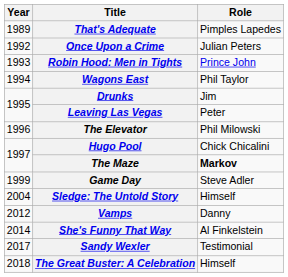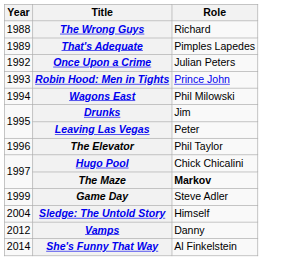+ row: (102, 29)
(224, 79) Phil Taylor -> (204, 96) Phil Milowski
(230, 130) Phil Milowski -> (198, 146) Phil Taylor
- row: (115, 247)
- row: (115, 264)
